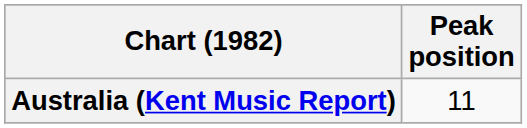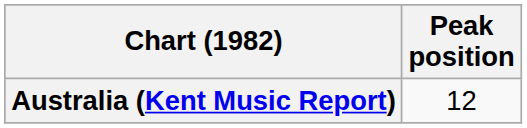(462, 100) 11 -> (462, 100) 12
